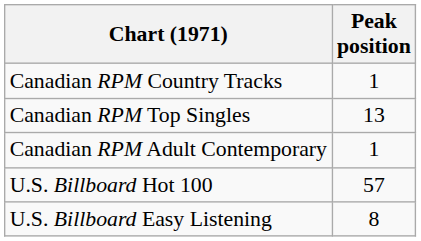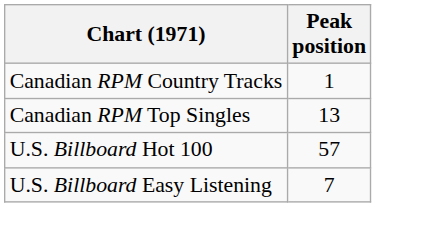- row: (168, 149)
(374, 218) 8 -> (329, 184) 7
